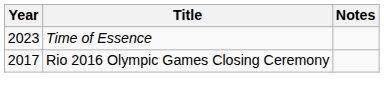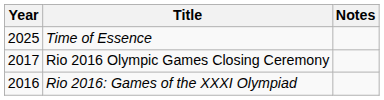(24, 38) 2023 -> (24, 38) 2025
+ row: (171, 83)
